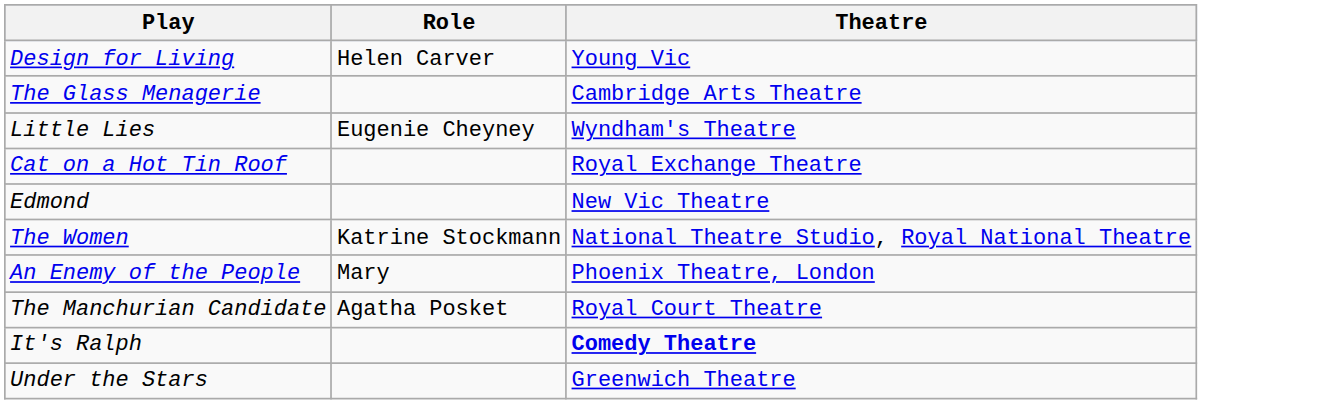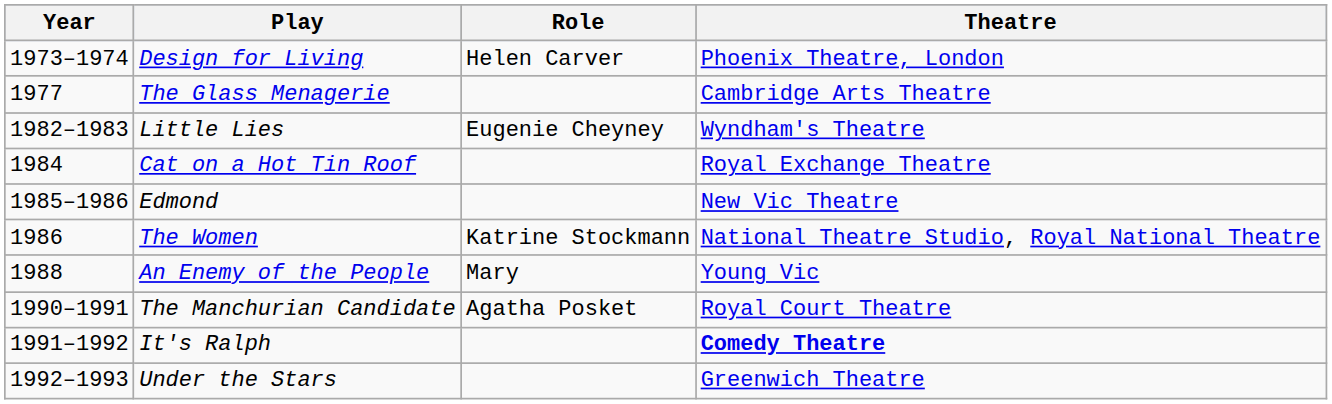+ column: (69, 23)
(631, 59) Young Vic -> (852, 59) Phoenix Theatre, London
(723, 273) Phoenix Theatre, London -> (760, 273) Young Vic
